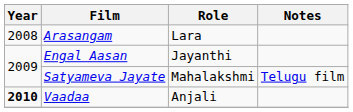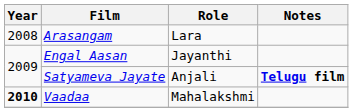(213, 76) Mahalakshmi -> (194, 76) Anjali
(303, 76) normal -> (303, 76) bold
(194, 97) Anjali -> (213, 97) Mahalakshmi
